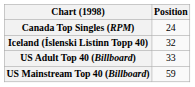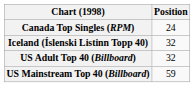(171, 58) 33 -> (171, 58) 32
